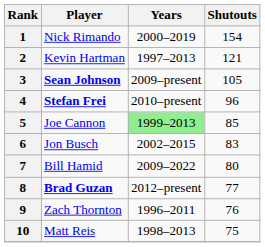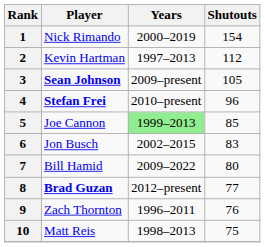(232, 58) 121 -> (232, 58) 112
